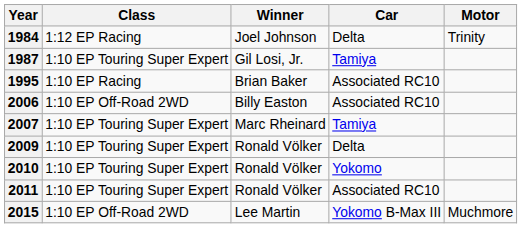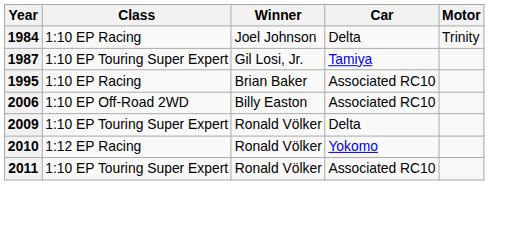(93, 37) 1:12 EP Racing -> (93, 37) 1:10 EP Racing
- row: (23, 124)
(137, 168) 1:10 EP Touring Super Expert -> (93, 146) 1:12 EP Racing
- row: (23, 212)
